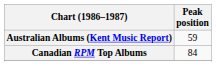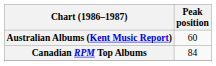(193, 38) 59 -> (193, 38) 60
